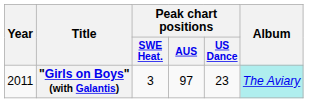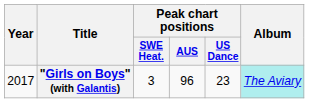(20, 81) 2011 -> (21, 81) 2017
(186, 81) 97 -> (187, 81) 96
